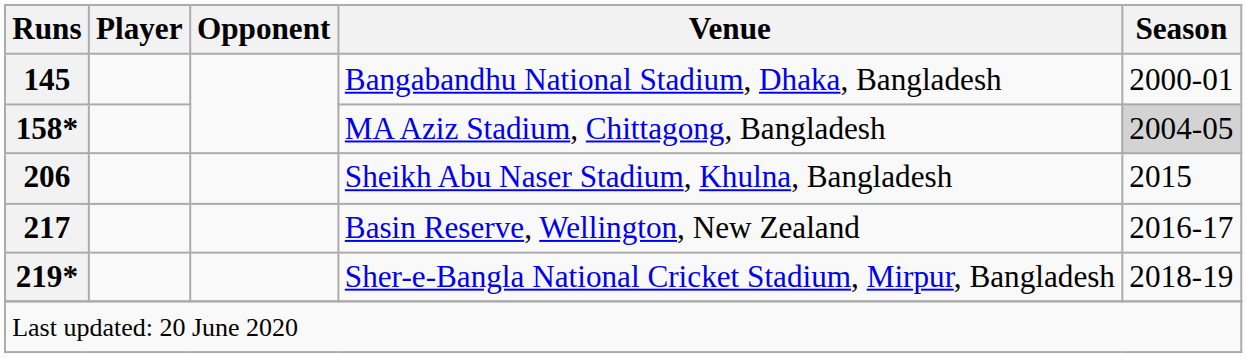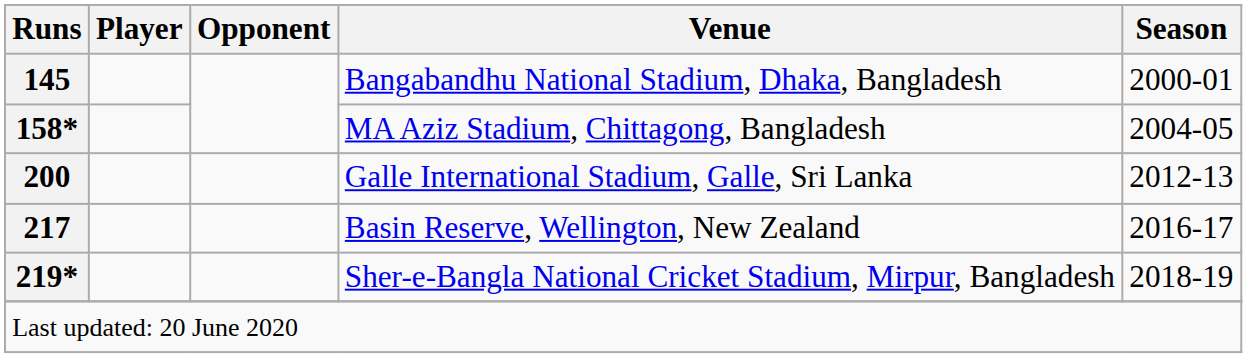(1181, 128) lightgrey background -> (1181, 128) no background
+ row: (629, 177)
- row: (649, 177)
